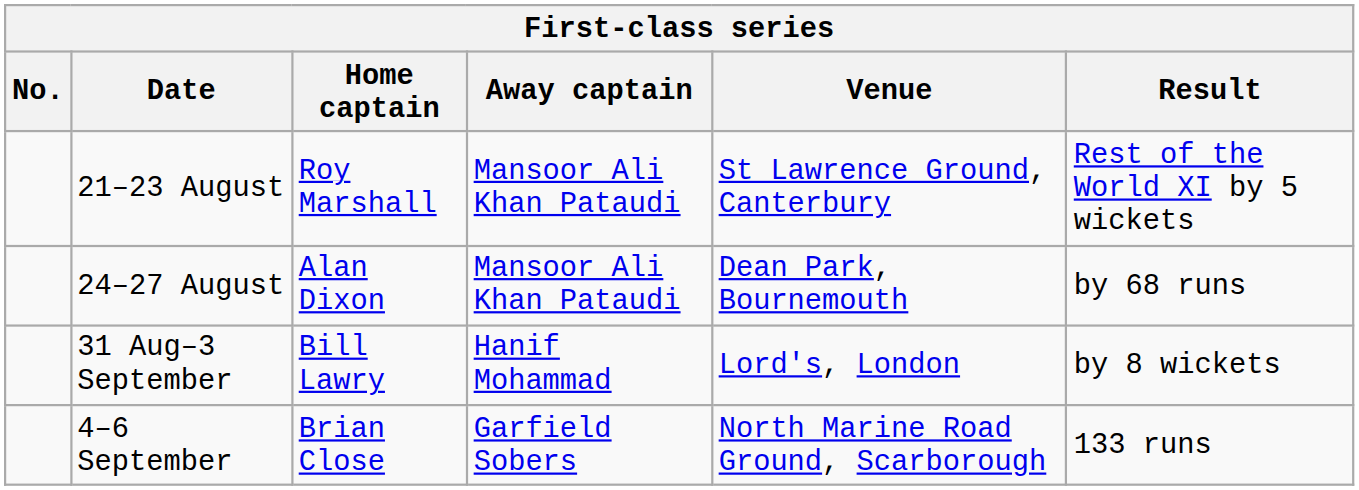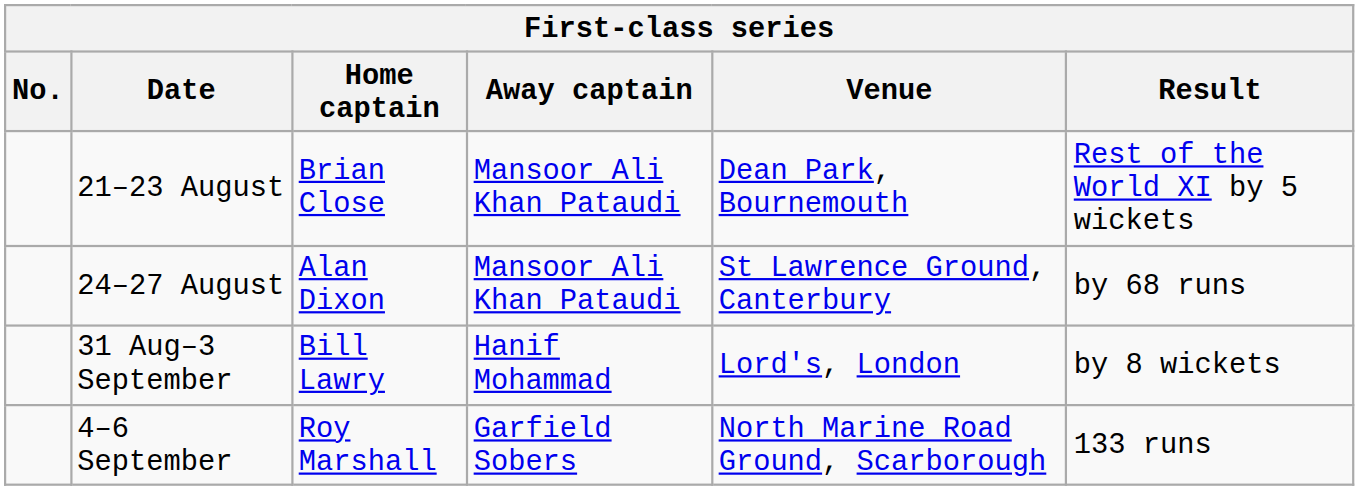(368, 188) Roy Marshall -> (342, 188) Brian Close
(882, 188) St Lawrence Ground, Canterbury -> (813, 188) Dean Park, Bournemouth
(813, 285) Dean Park, Bournemouth -> (882, 285) St Lawrence Ground, Canterbury
(342, 445) Brian Close -> (368, 445) Roy Marshall
